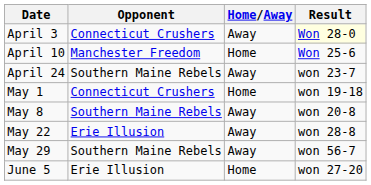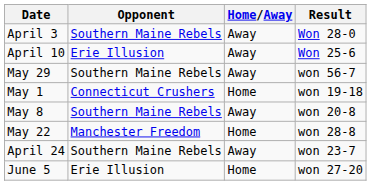(143, 34) Connecticut Crushers -> (146, 34) Southern Maine Rebels
(327, 34) lightyellow background -> (327, 34) no background
(135, 53) Manchester Freedom -> (117, 53) Erie Illusion
(242, 53) Home -> (242, 53) Away
rows swapped: (36, 73) <-> (29, 151)
(117, 131) Erie Illusion -> (135, 131) Manchester Freedom
(242, 131) Away -> (242, 131) Home
